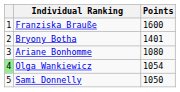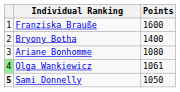(153, 39) 1401 -> (153, 39) 1400
(153, 66) 1054 -> (153, 66) 1061
(9, 80) normal -> (9, 80) bold
